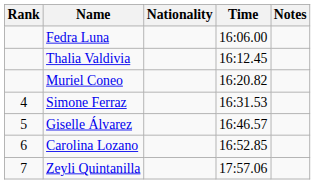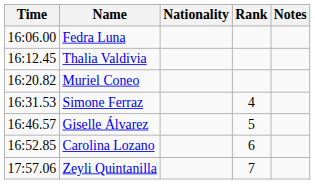columns swapped: (24, 15) <-> (243, 15)
